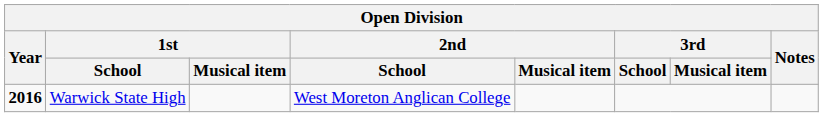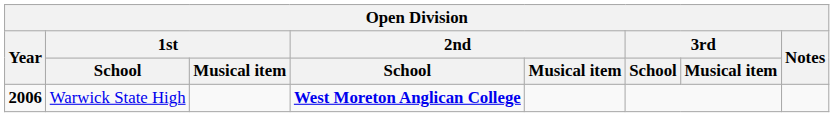(25, 97) 2016 -> (25, 97) 2006
(402, 97) normal -> (407, 97) bold
